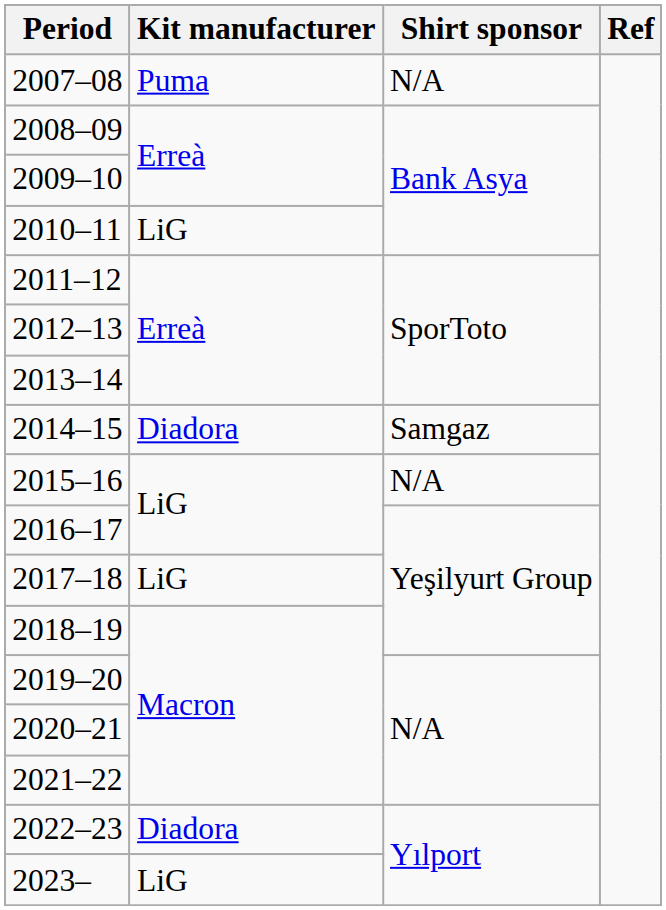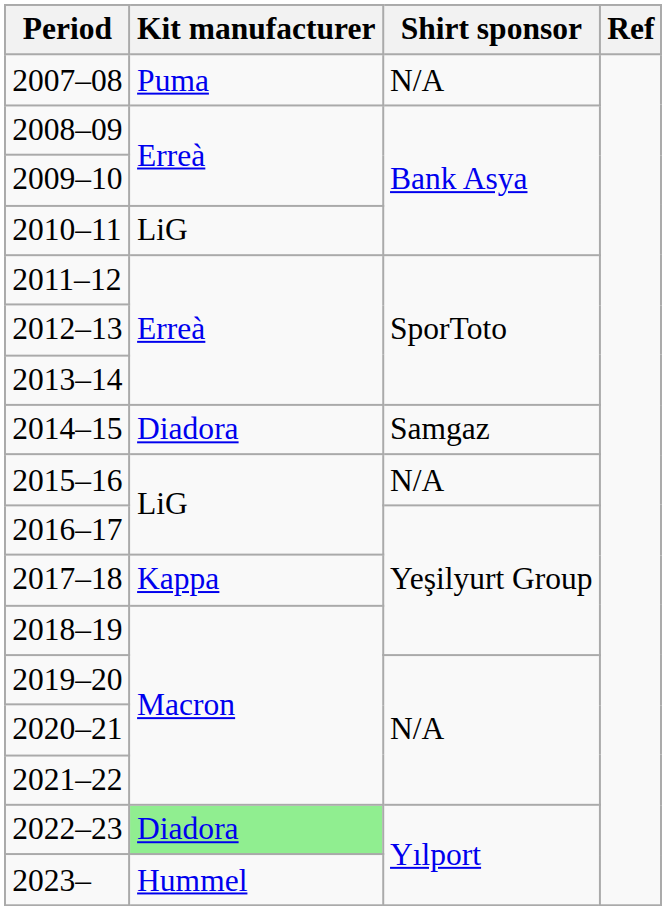(162, 579) LiG -> (178, 579) Kappa
(188, 829) no background -> (188, 829) lightgreen background
(162, 879) LiG -> (192, 879) Hummel
